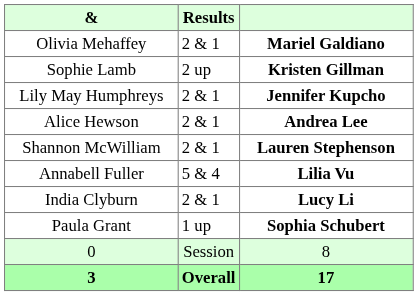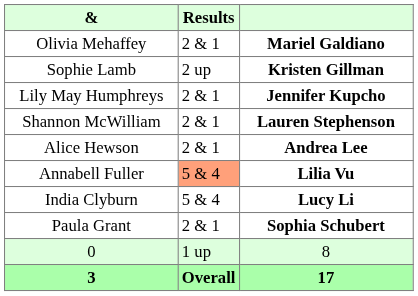rows swapped: (91, 121) <-> (91, 147)
(201, 173) no background -> (201, 173) lightsalmon background
(201, 199) 2 & 1 -> (201, 199) 5 & 4
(196, 225) 1 up -> (201, 225) 2 & 1
(209, 251) Session -> (196, 251) 1 up
